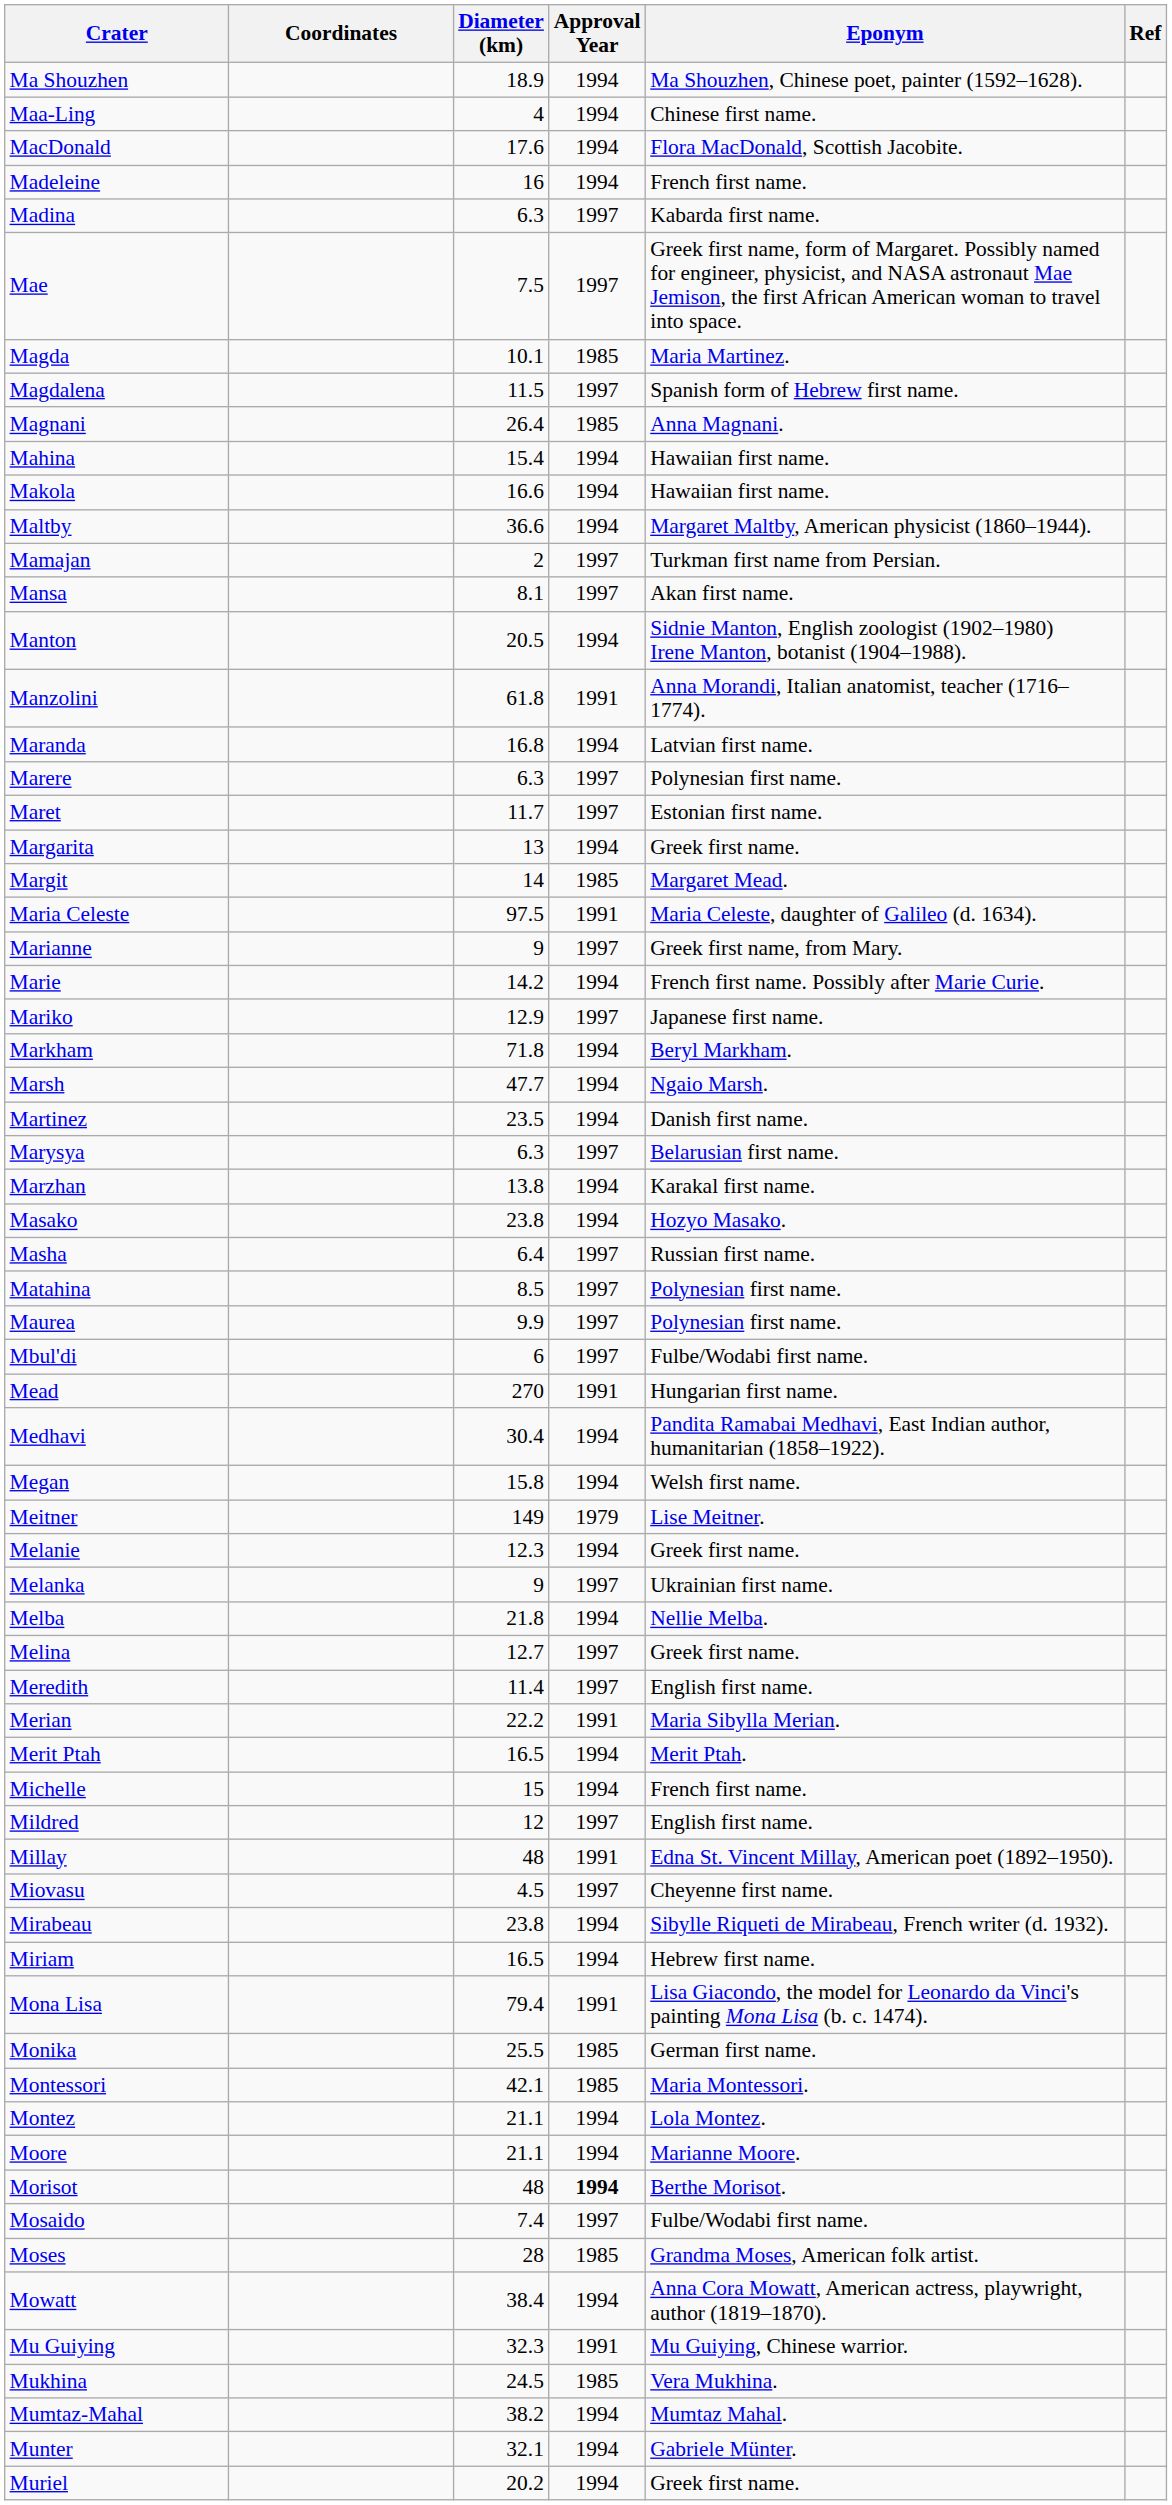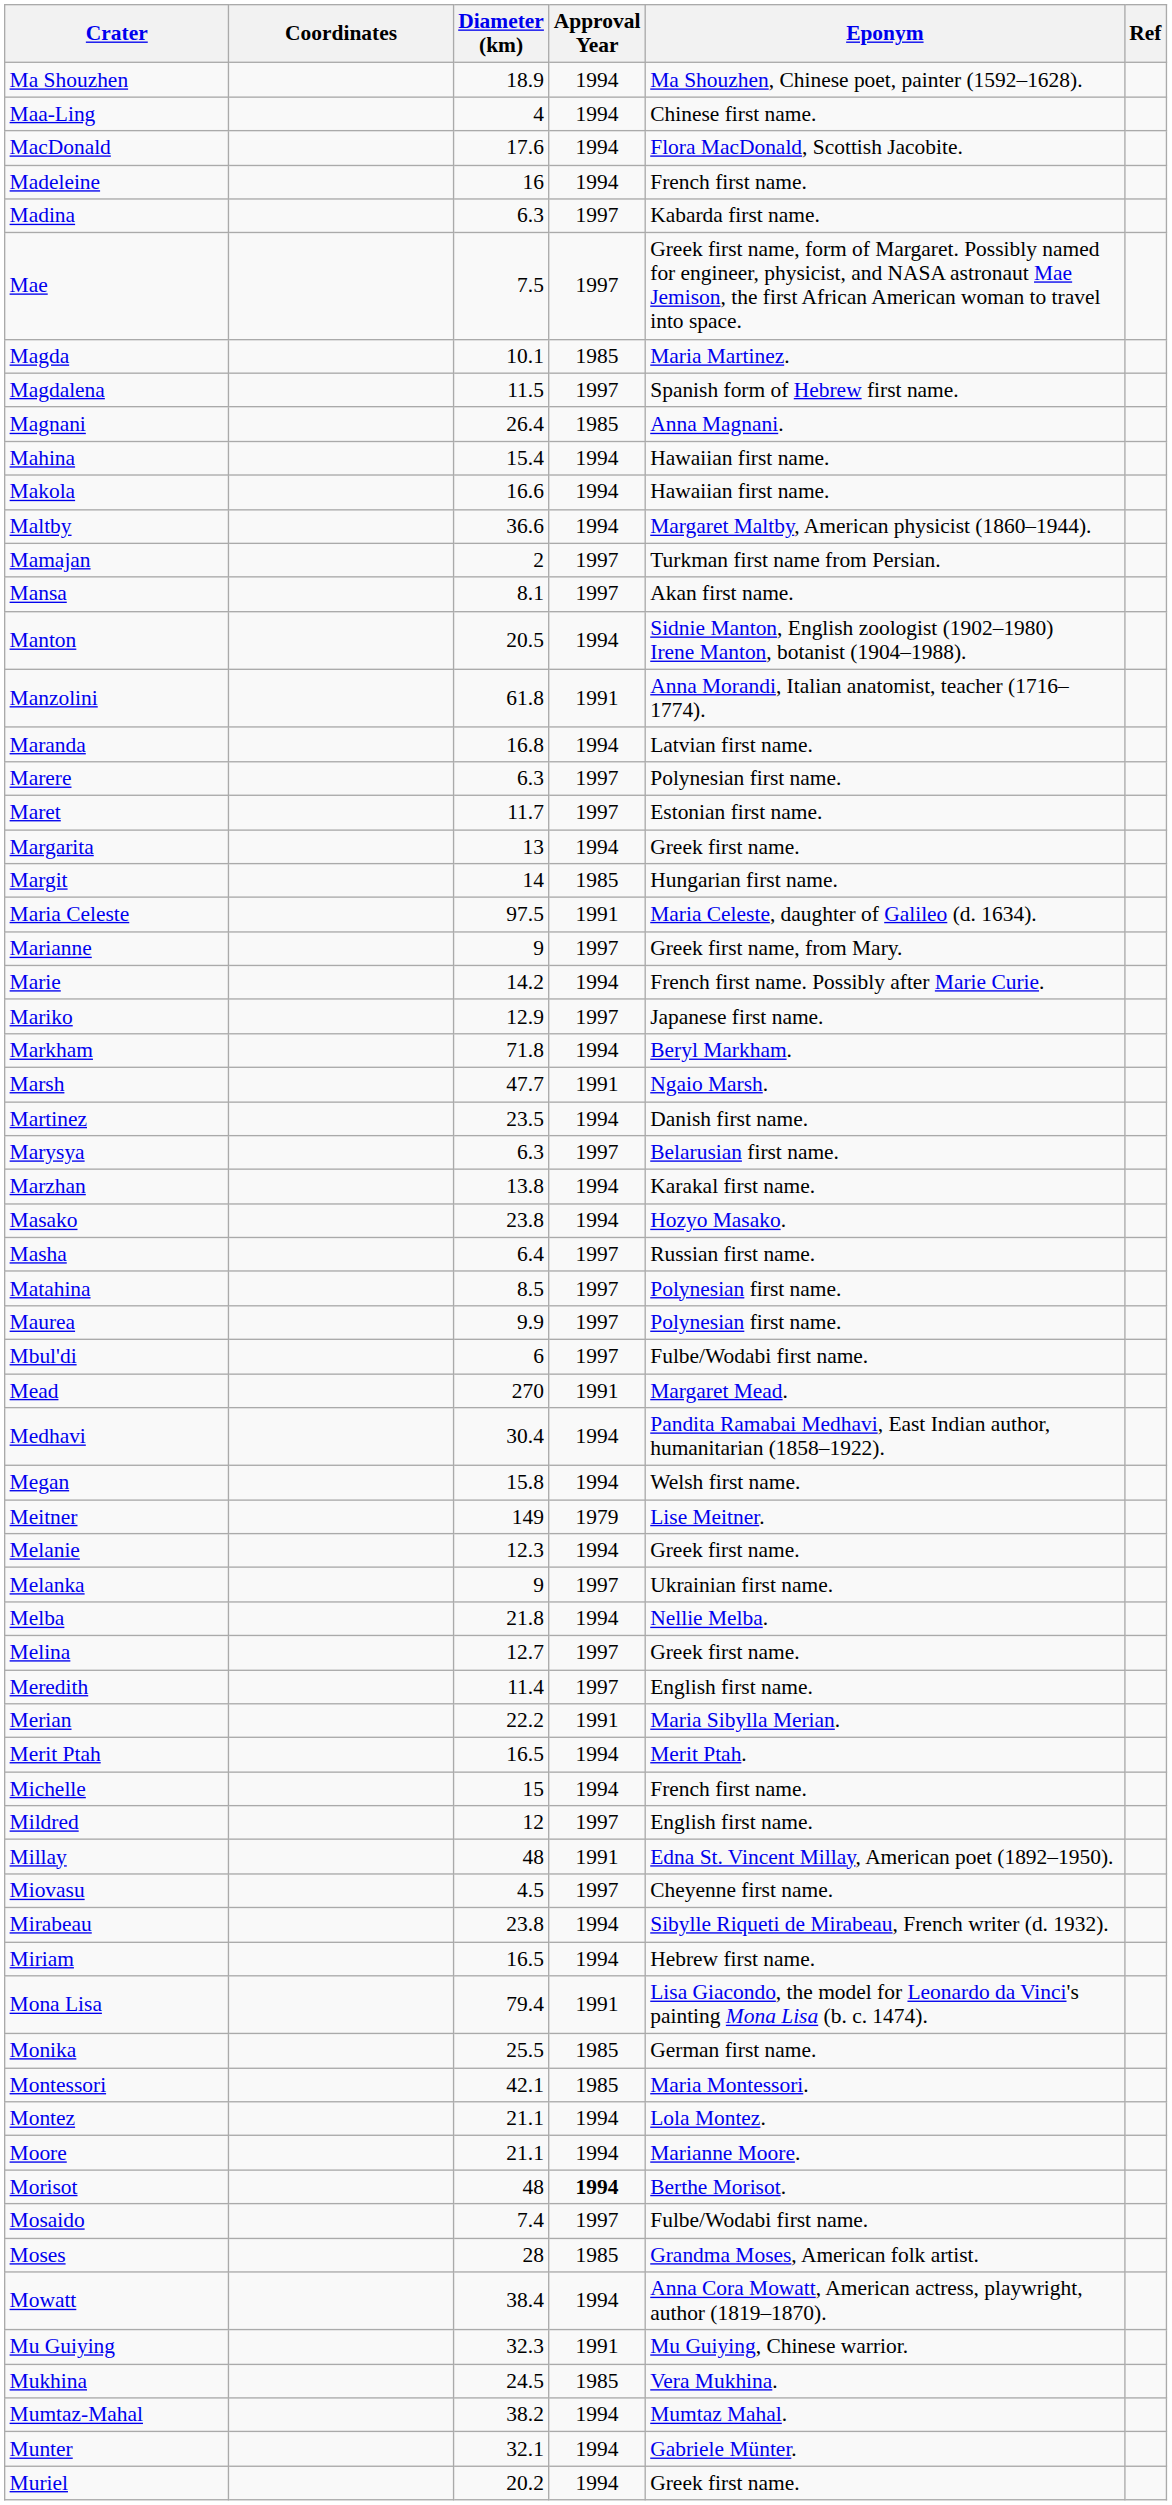(719, 880) Margaret Mead. -> (744, 880) Hungarian first name.
(597, 1084) 1994 -> (597, 1084) 1991
(744, 1390) Hungarian first name. -> (719, 1390) Margaret Mead.
